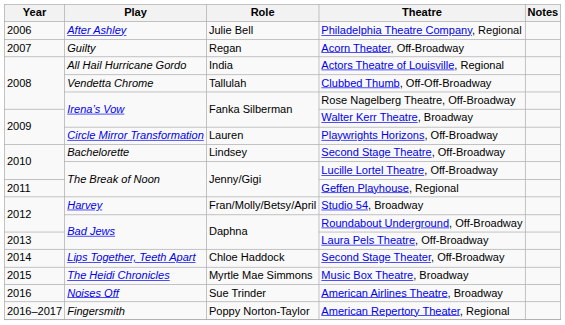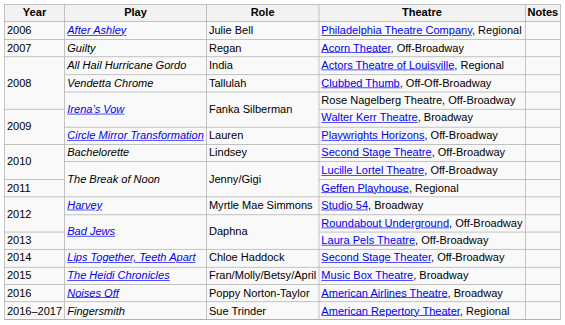(263, 205) Fran/Molly/Betsy/April -> (261, 205) Myrtle Mae Simmons
(261, 275) Myrtle Mae Simmons -> (263, 275) Fran/Molly/Betsy/April
(237, 293) Sue Trinder -> (259, 293) Poppy Norton-Taylor
(259, 310) Poppy Norton-Taylor -> (237, 310) Sue Trinder
